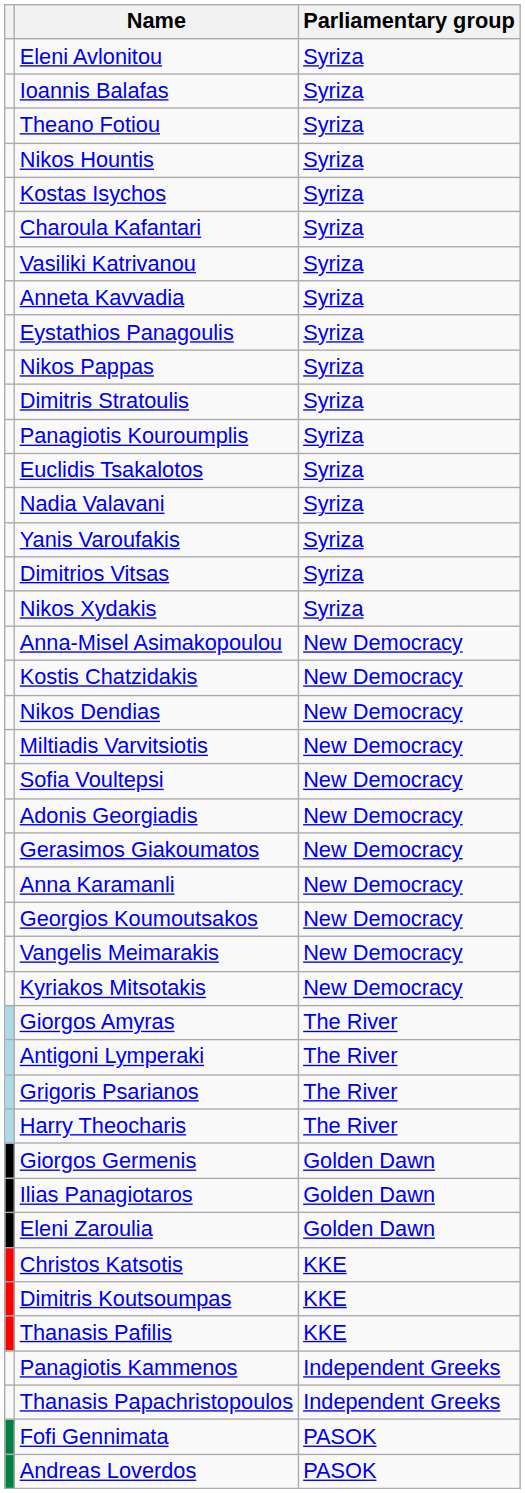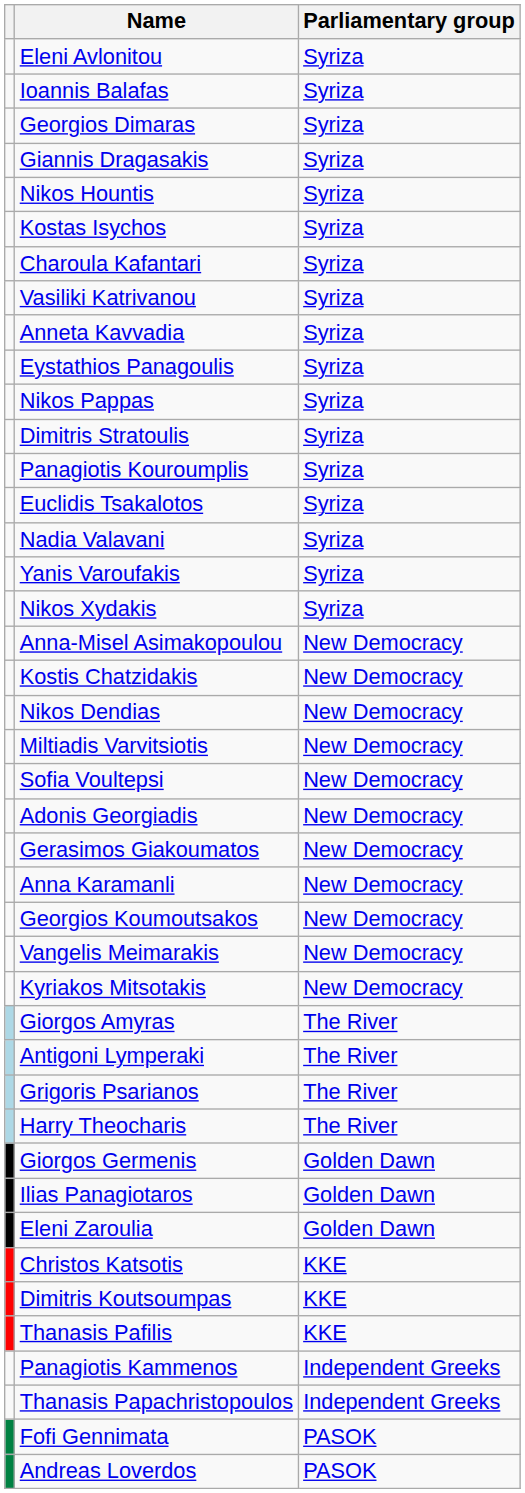+ row: (107, 125)
+ row: (114, 159)
- row: (90, 125)
- row: (94, 573)
